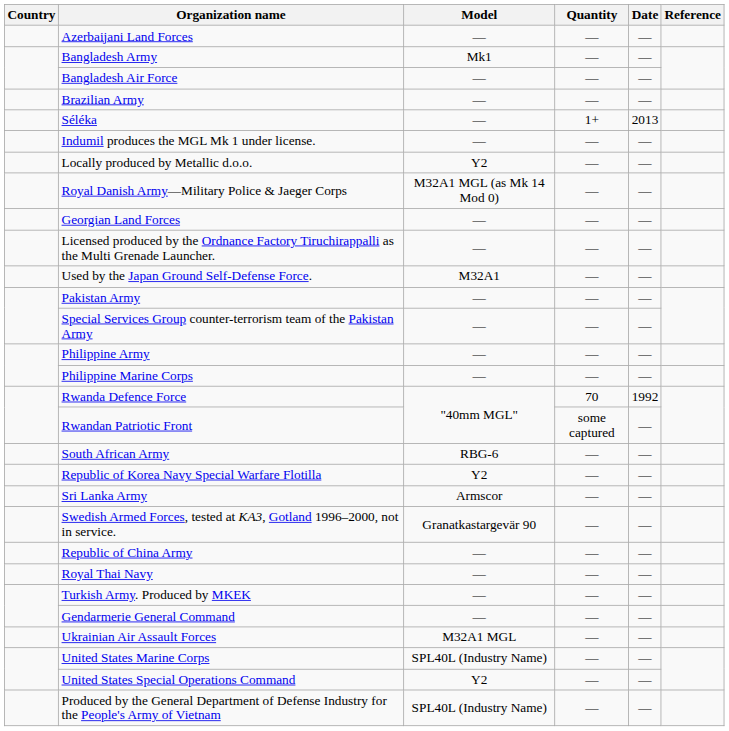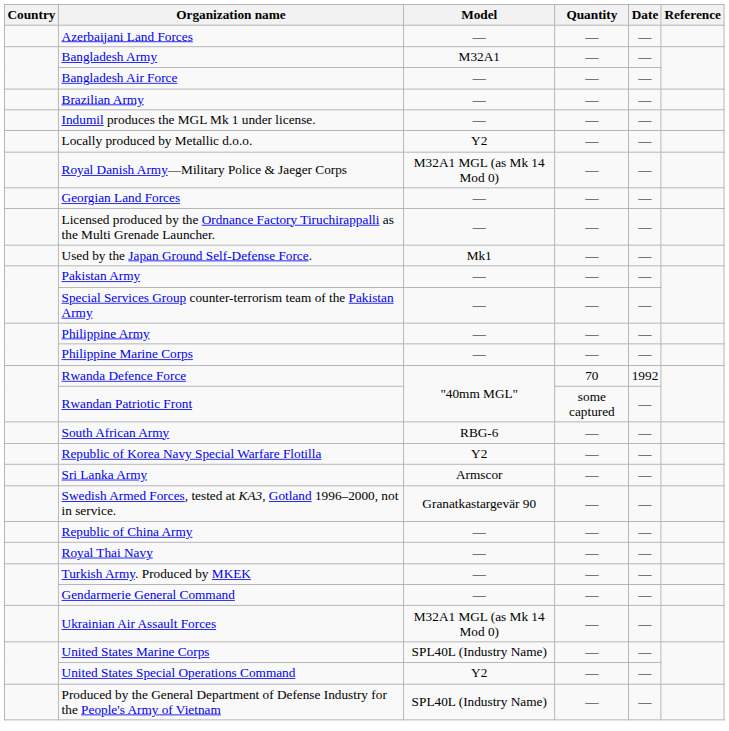(479, 57) Mk1 -> (479, 57) M32A1
- row: (79, 120)
(479, 276) M32A1 -> (479, 255) Mk1
(479, 637) M32A1 MGL -> (479, 623) M32A1 MGL (as Mk 14 Mod 0)
